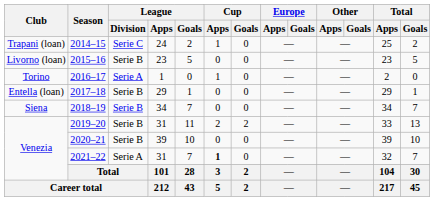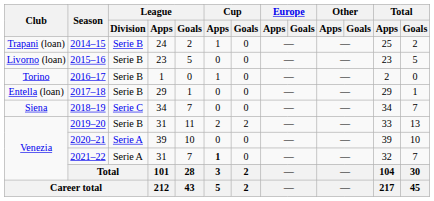(128, 44) Serie C -> (128, 44) Serie B
(128, 76) Serie A -> (128, 76) Serie B
(128, 108) Serie B -> (128, 108) Serie C
(128, 140) Serie B -> (128, 140) Serie A
